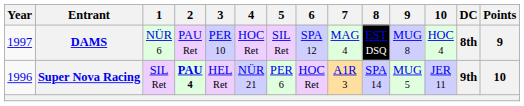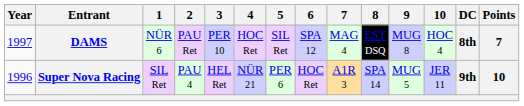(500, 42) 9 -> (499, 42) 7
(190, 77) bold -> (190, 77) normal
